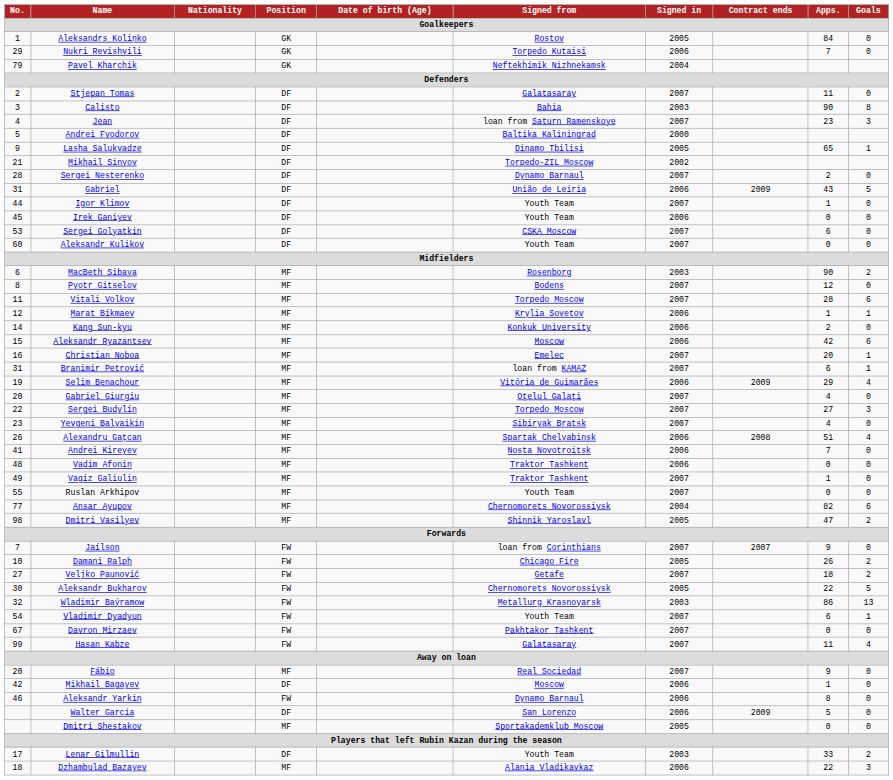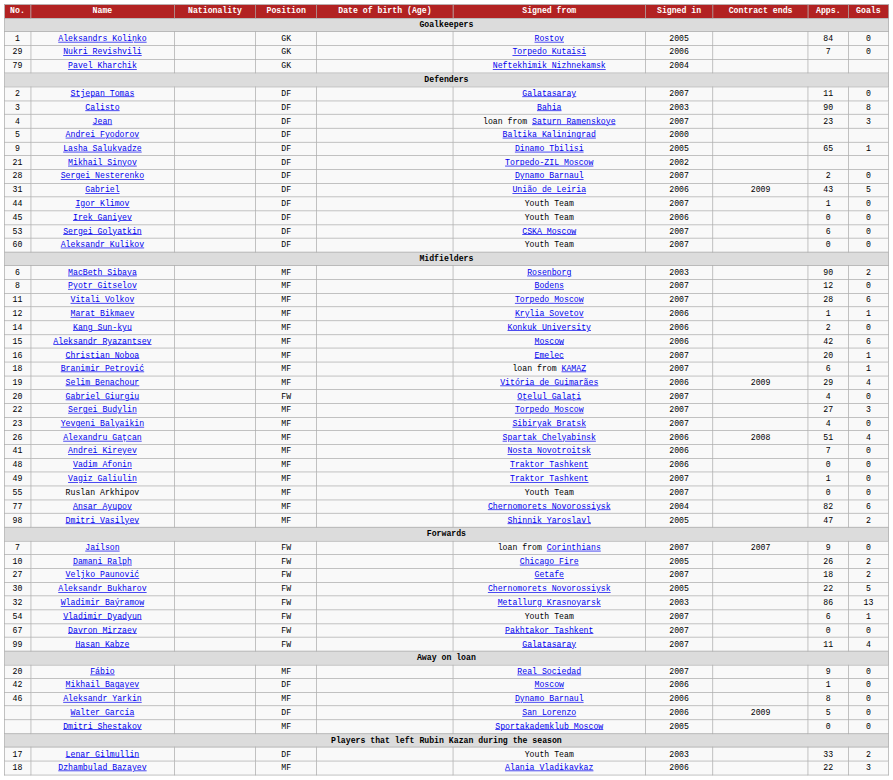(17, 369) 31 -> (17, 369) 18
(286, 396) MF -> (286, 396) FW
(286, 699) FW -> (286, 699) MF
